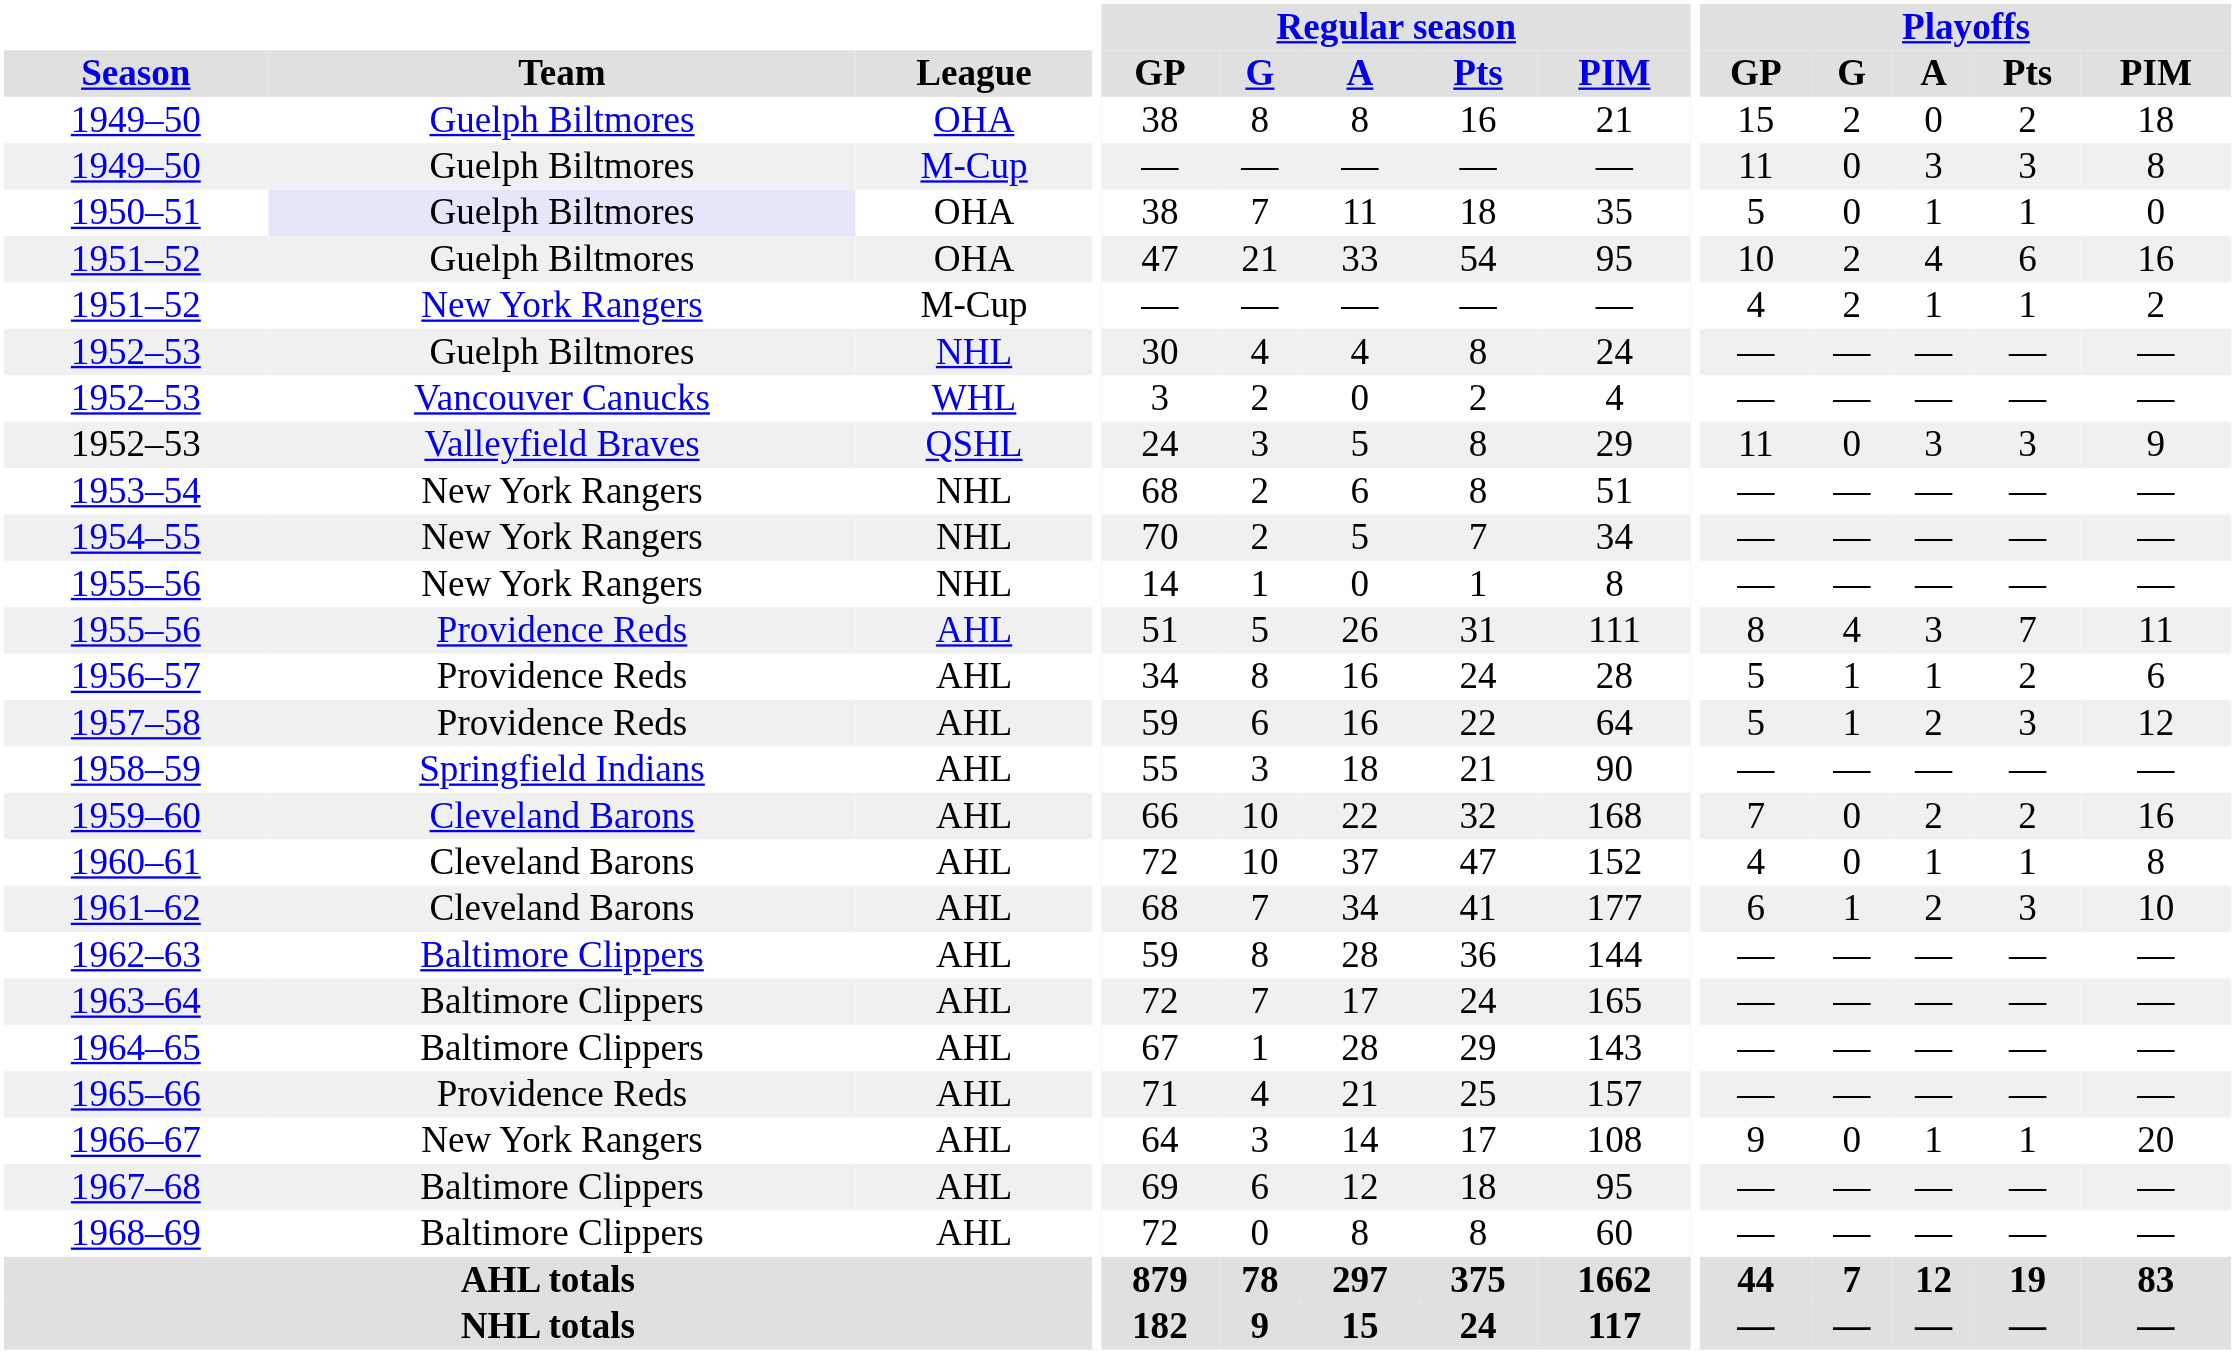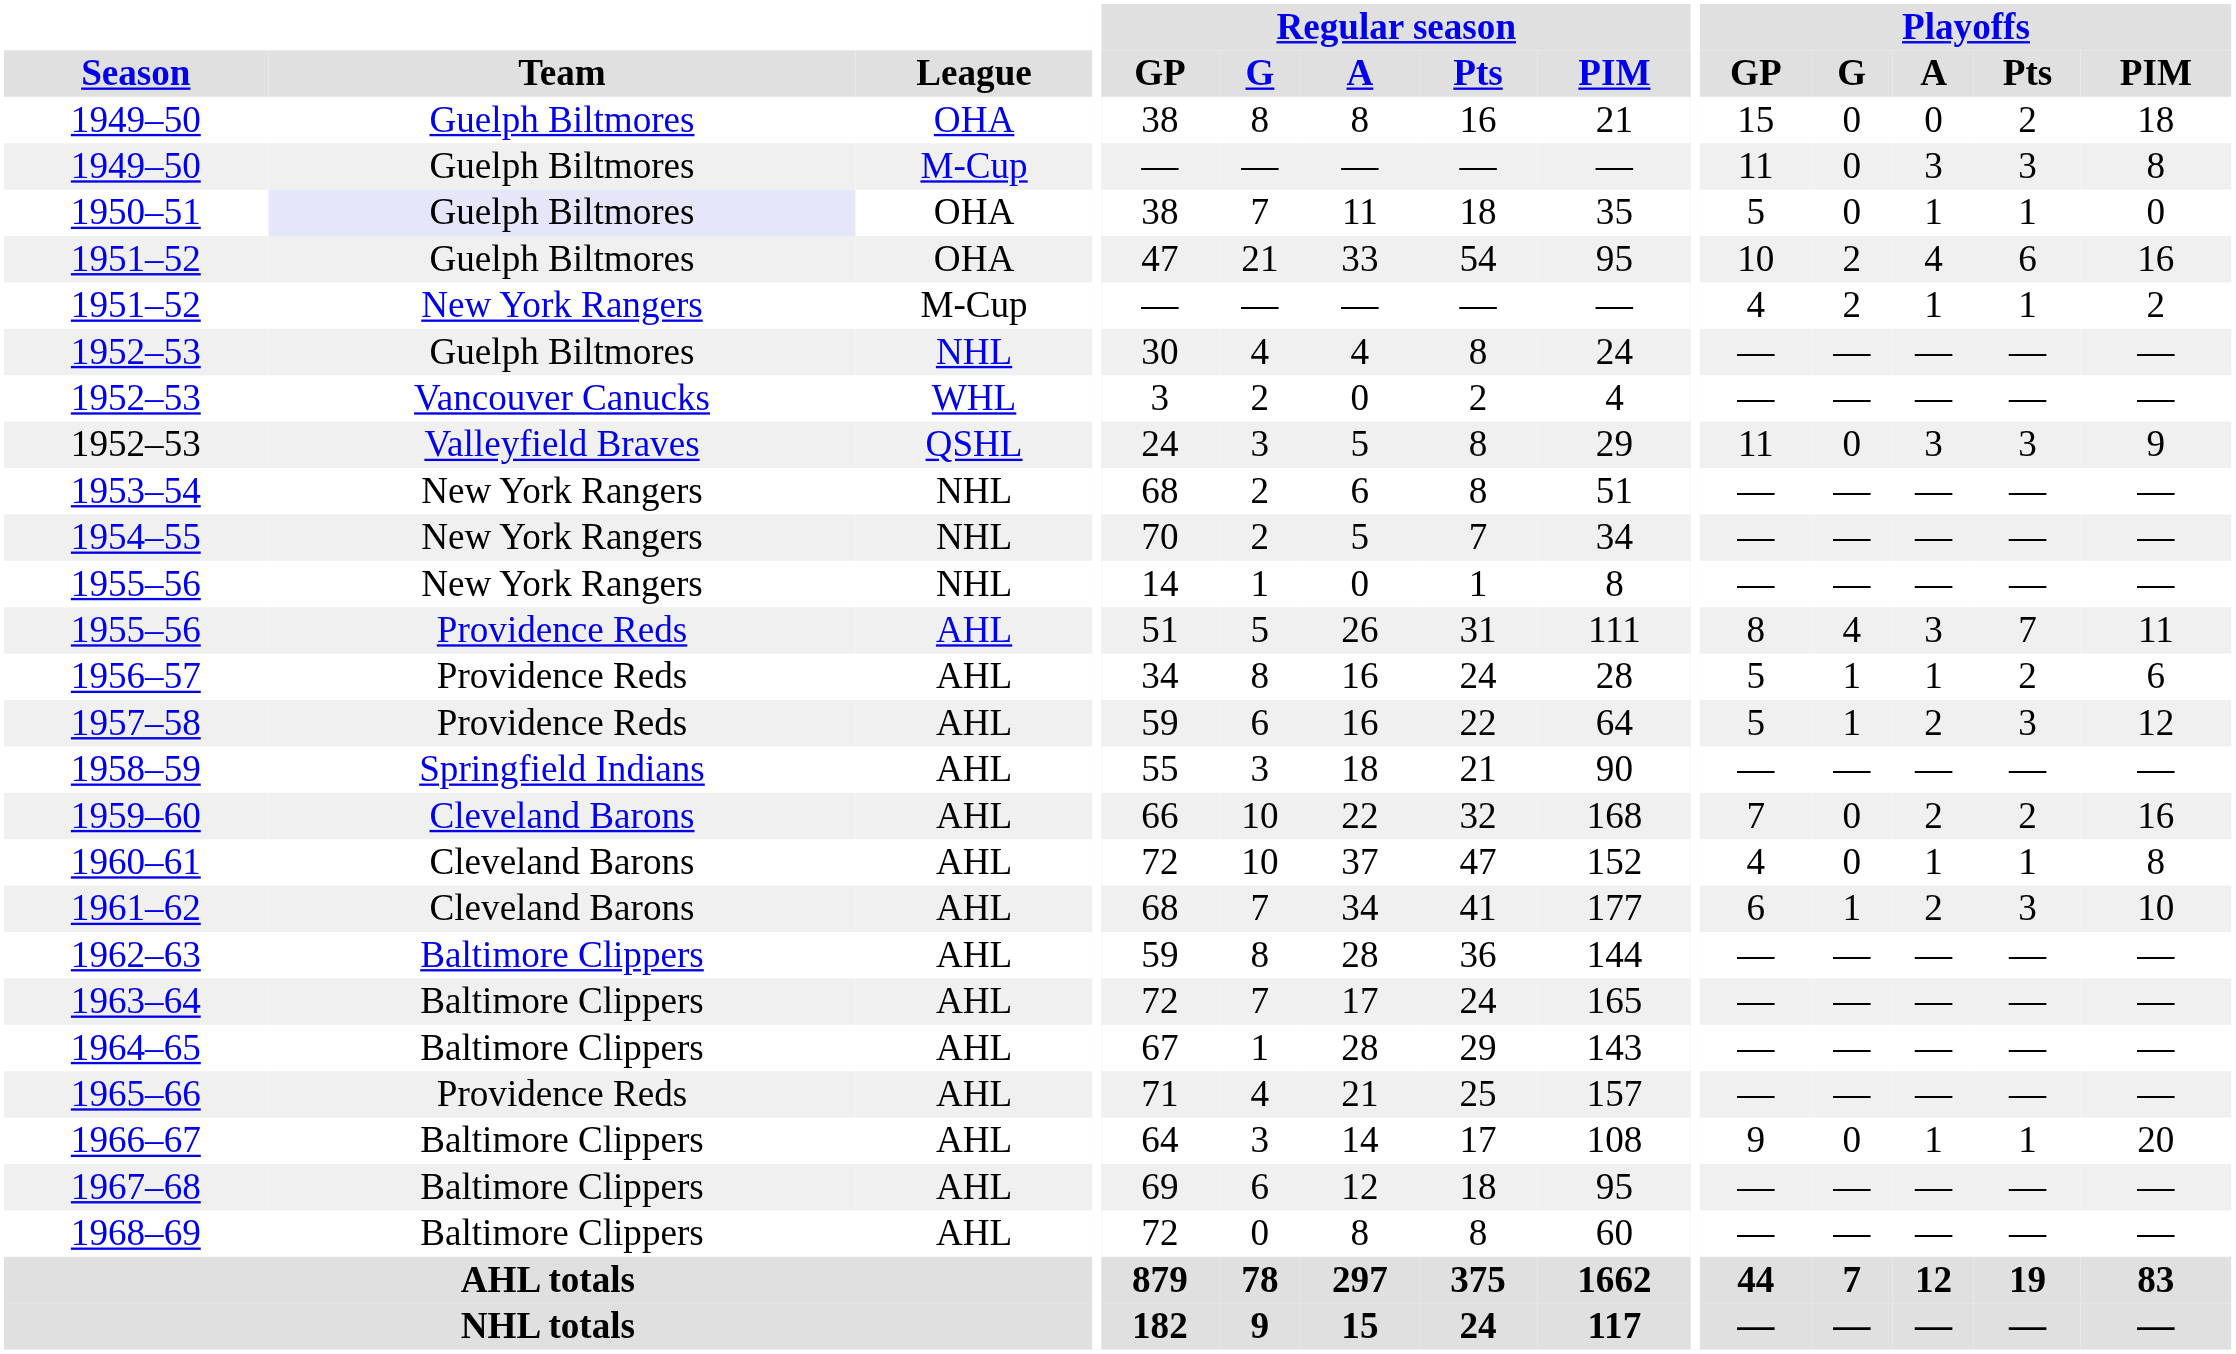(1852, 119) 2 -> (1852, 119) 0
(562, 1140) New York Rangers -> (562, 1140) Baltimore Clippers
